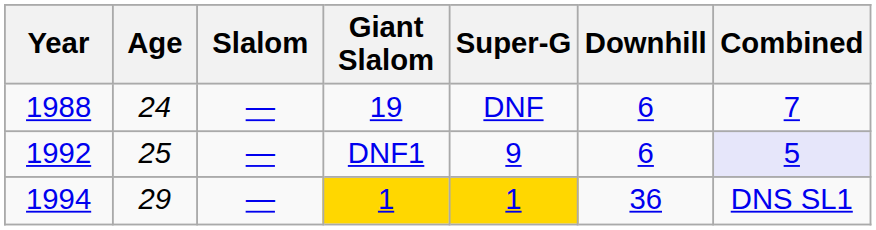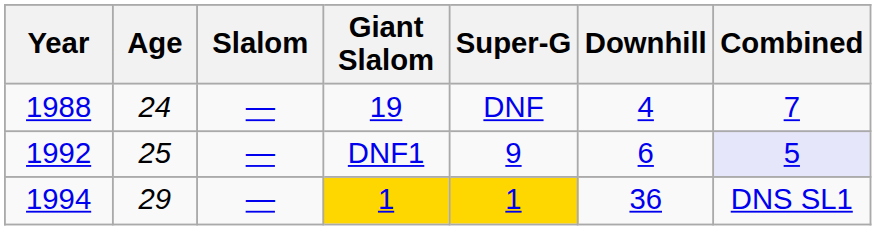(646, 107) 6 -> (646, 107) 4
